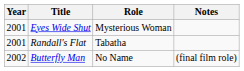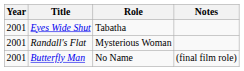(133, 27) Mysterious Woman -> (111, 27) Tabatha
(111, 43) Tabatha -> (133, 43) Mysterious Woman
(16, 58) 2002 -> (16, 58) 2001
